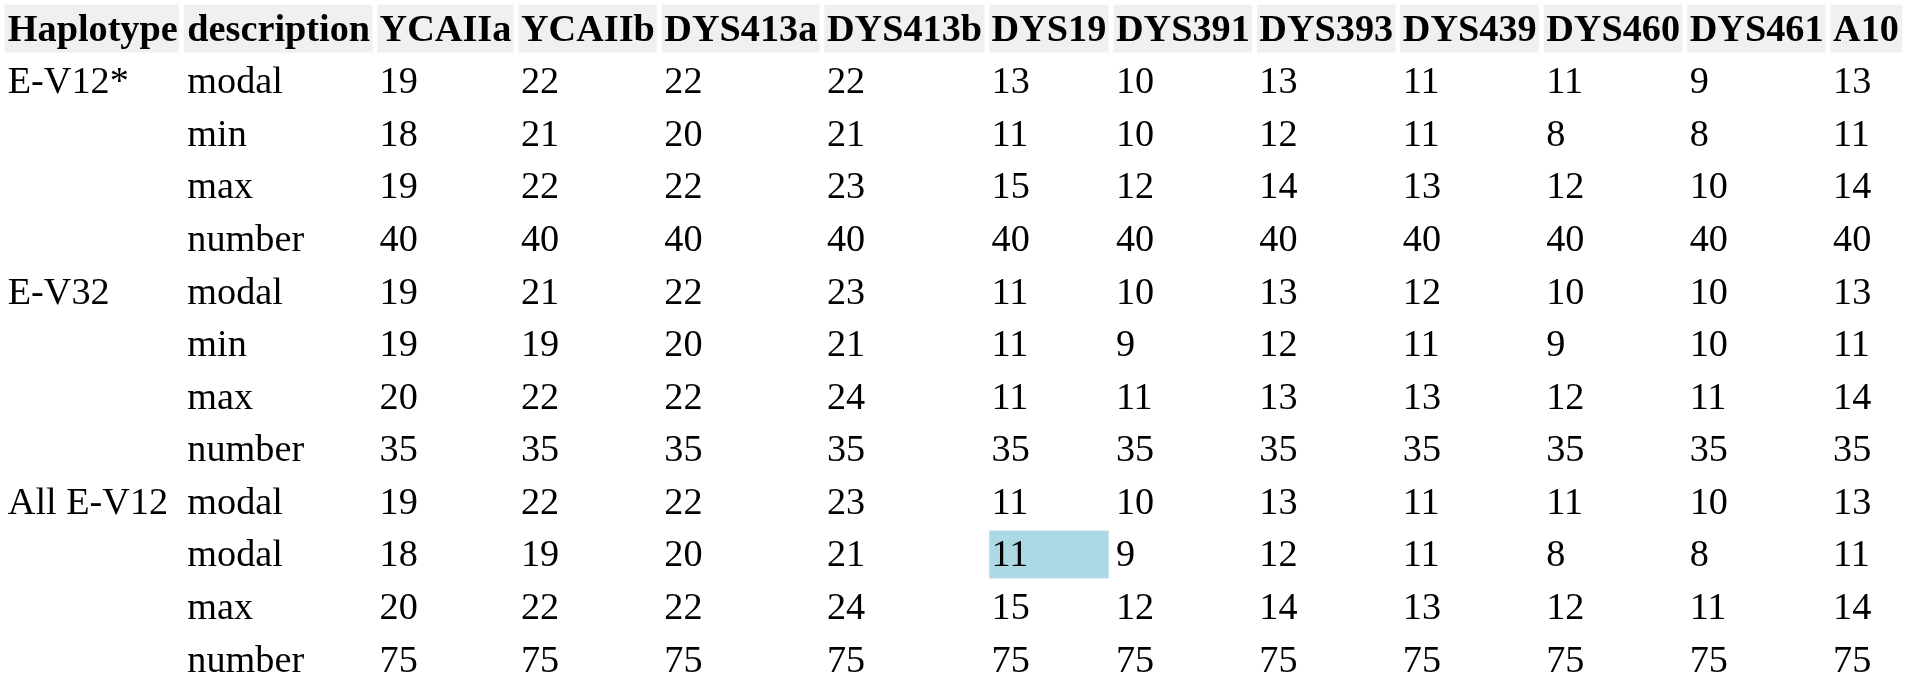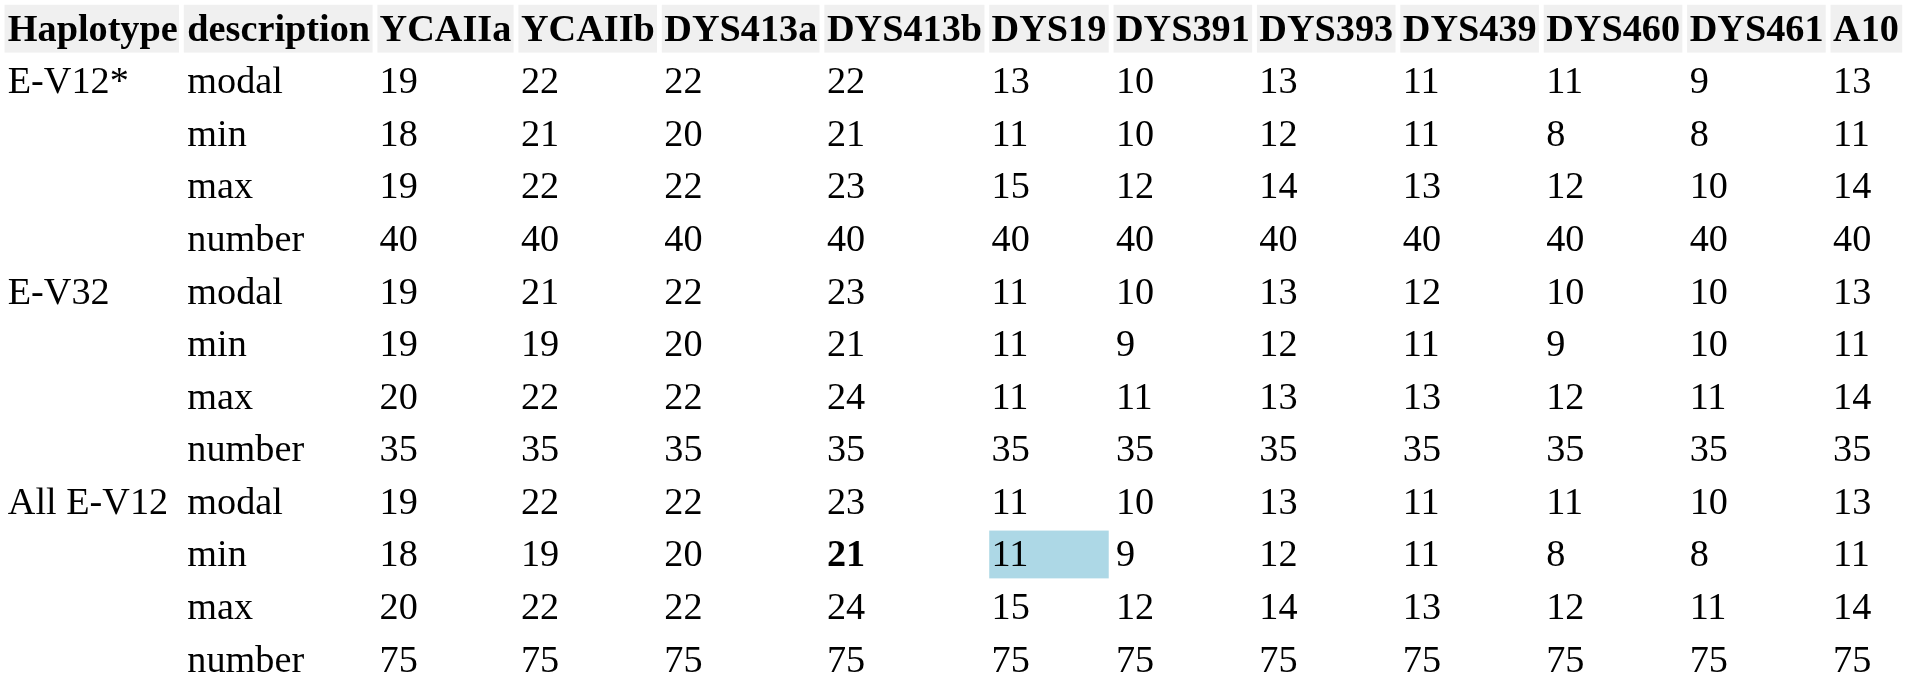(235, 553) modal -> (217, 553) min
(846, 553) normal -> (846, 553) bold
